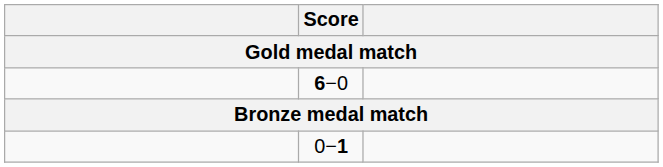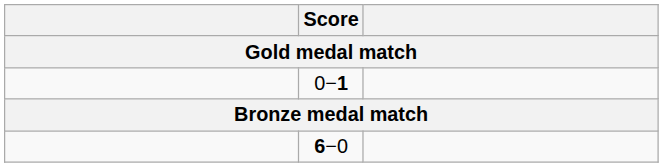rows swapped: (331, 146) <-> (331, 83)
